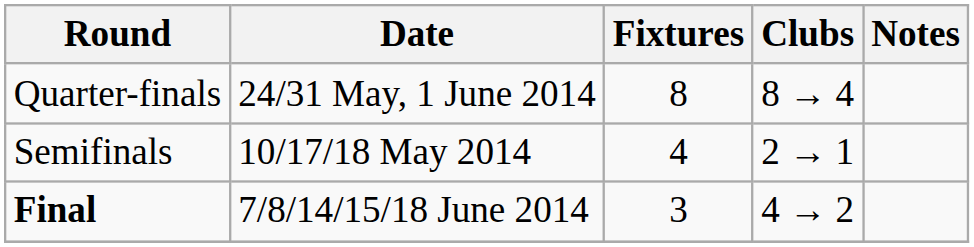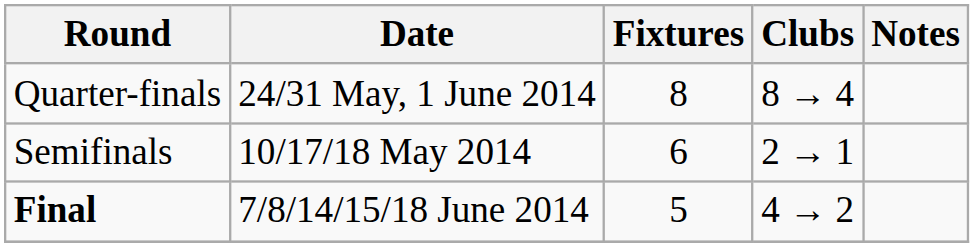(678, 151) 4 -> (678, 151) 6
(678, 210) 3 -> (678, 210) 5
